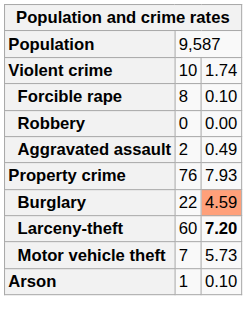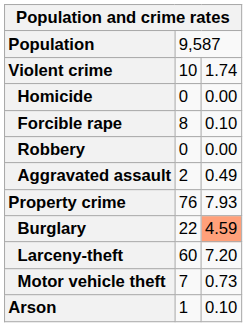+ row: (50, 96)
(221, 228) bold -> (221, 255) normal
(221, 255) 5.73 -> (221, 281) 0.73
